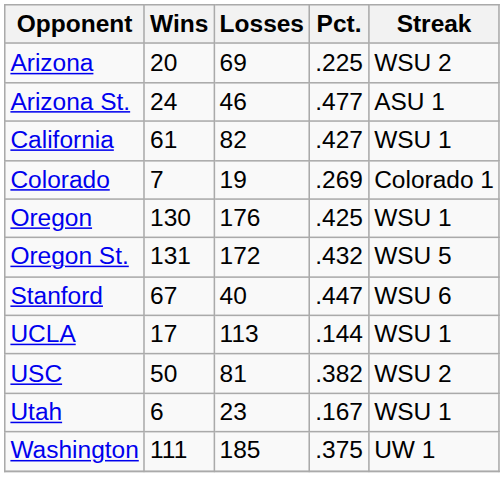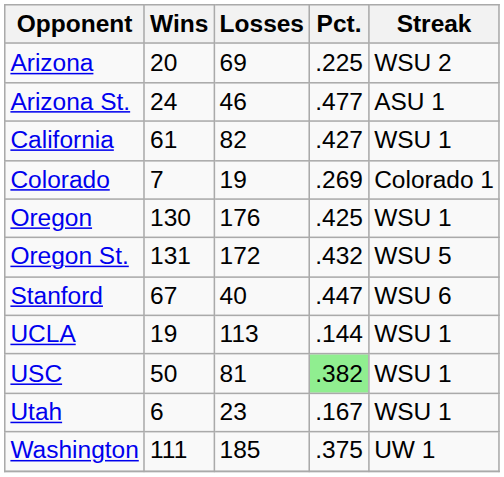(164, 334) 17 -> (164, 334) 19
(339, 373) no background -> (339, 373) lightgreen background
(413, 373) WSU 2 -> (413, 373) WSU 1
